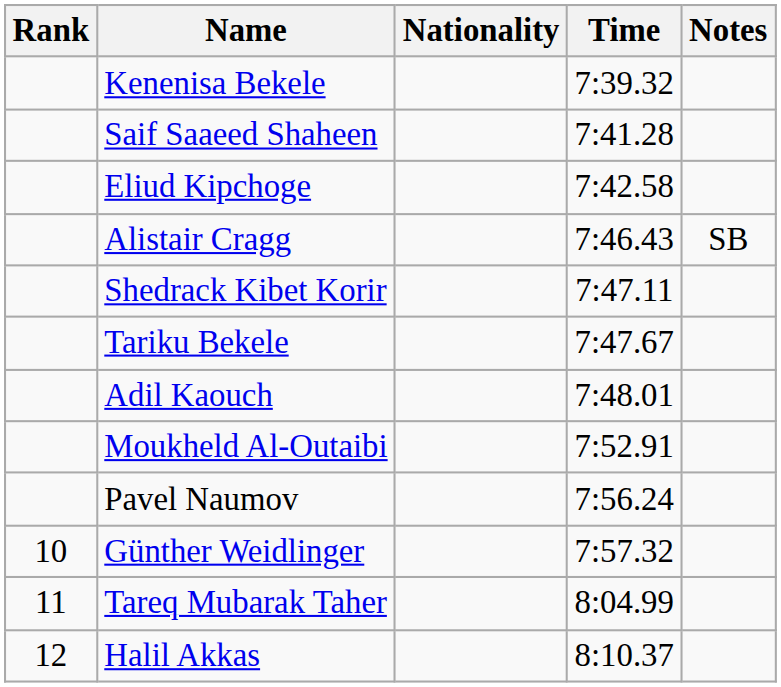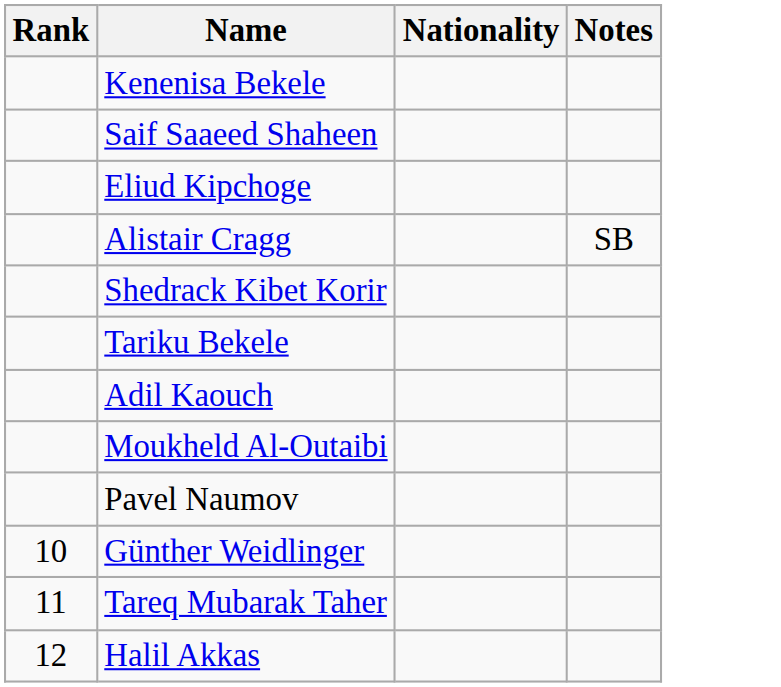- column: (624, 30)
